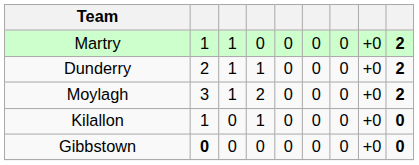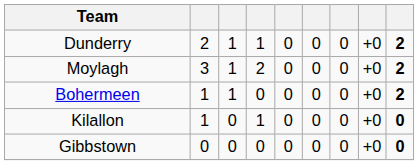- row: (98, 43)
+ row: (98, 95)
(204, 146) bold -> (204, 146) normal
